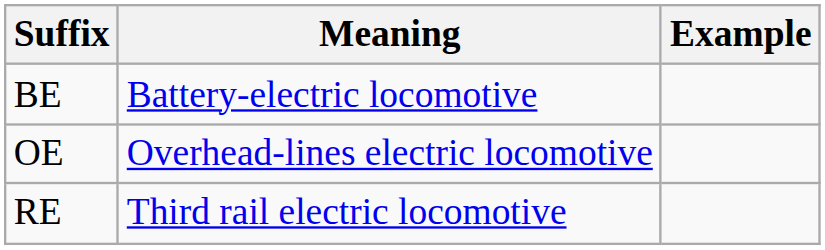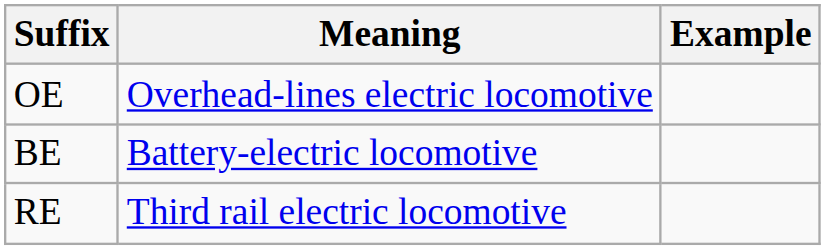rows swapped: (38, 93) <-> (39, 152)
